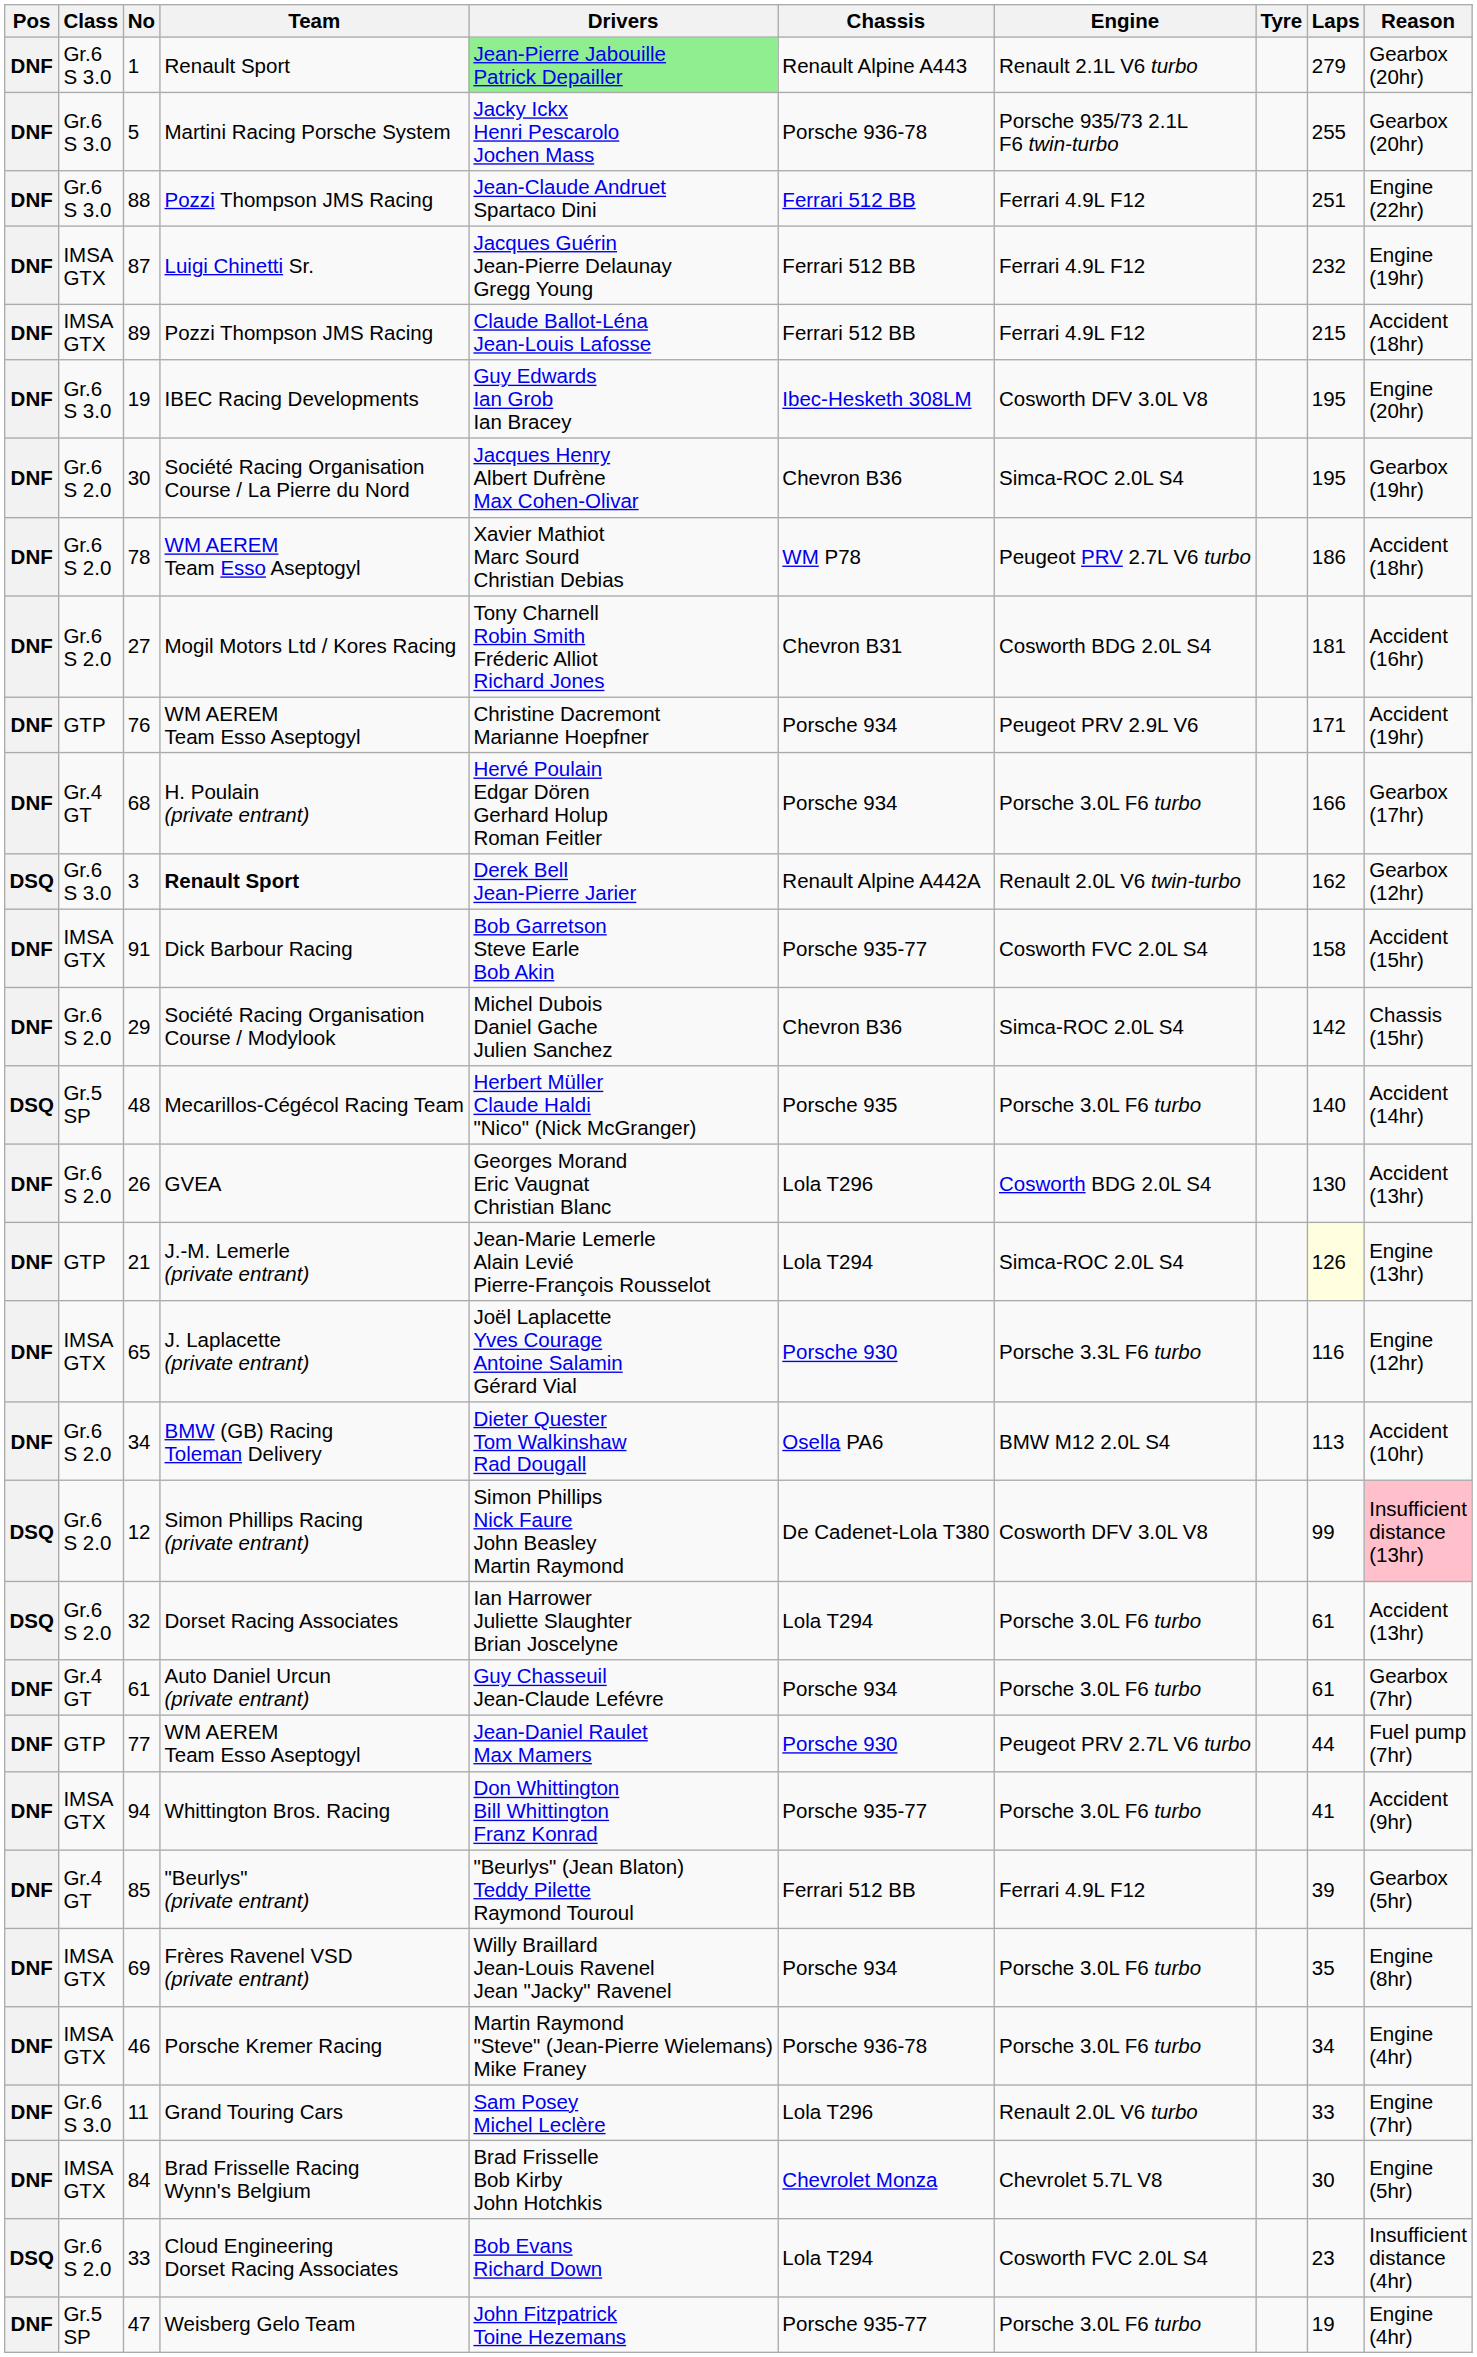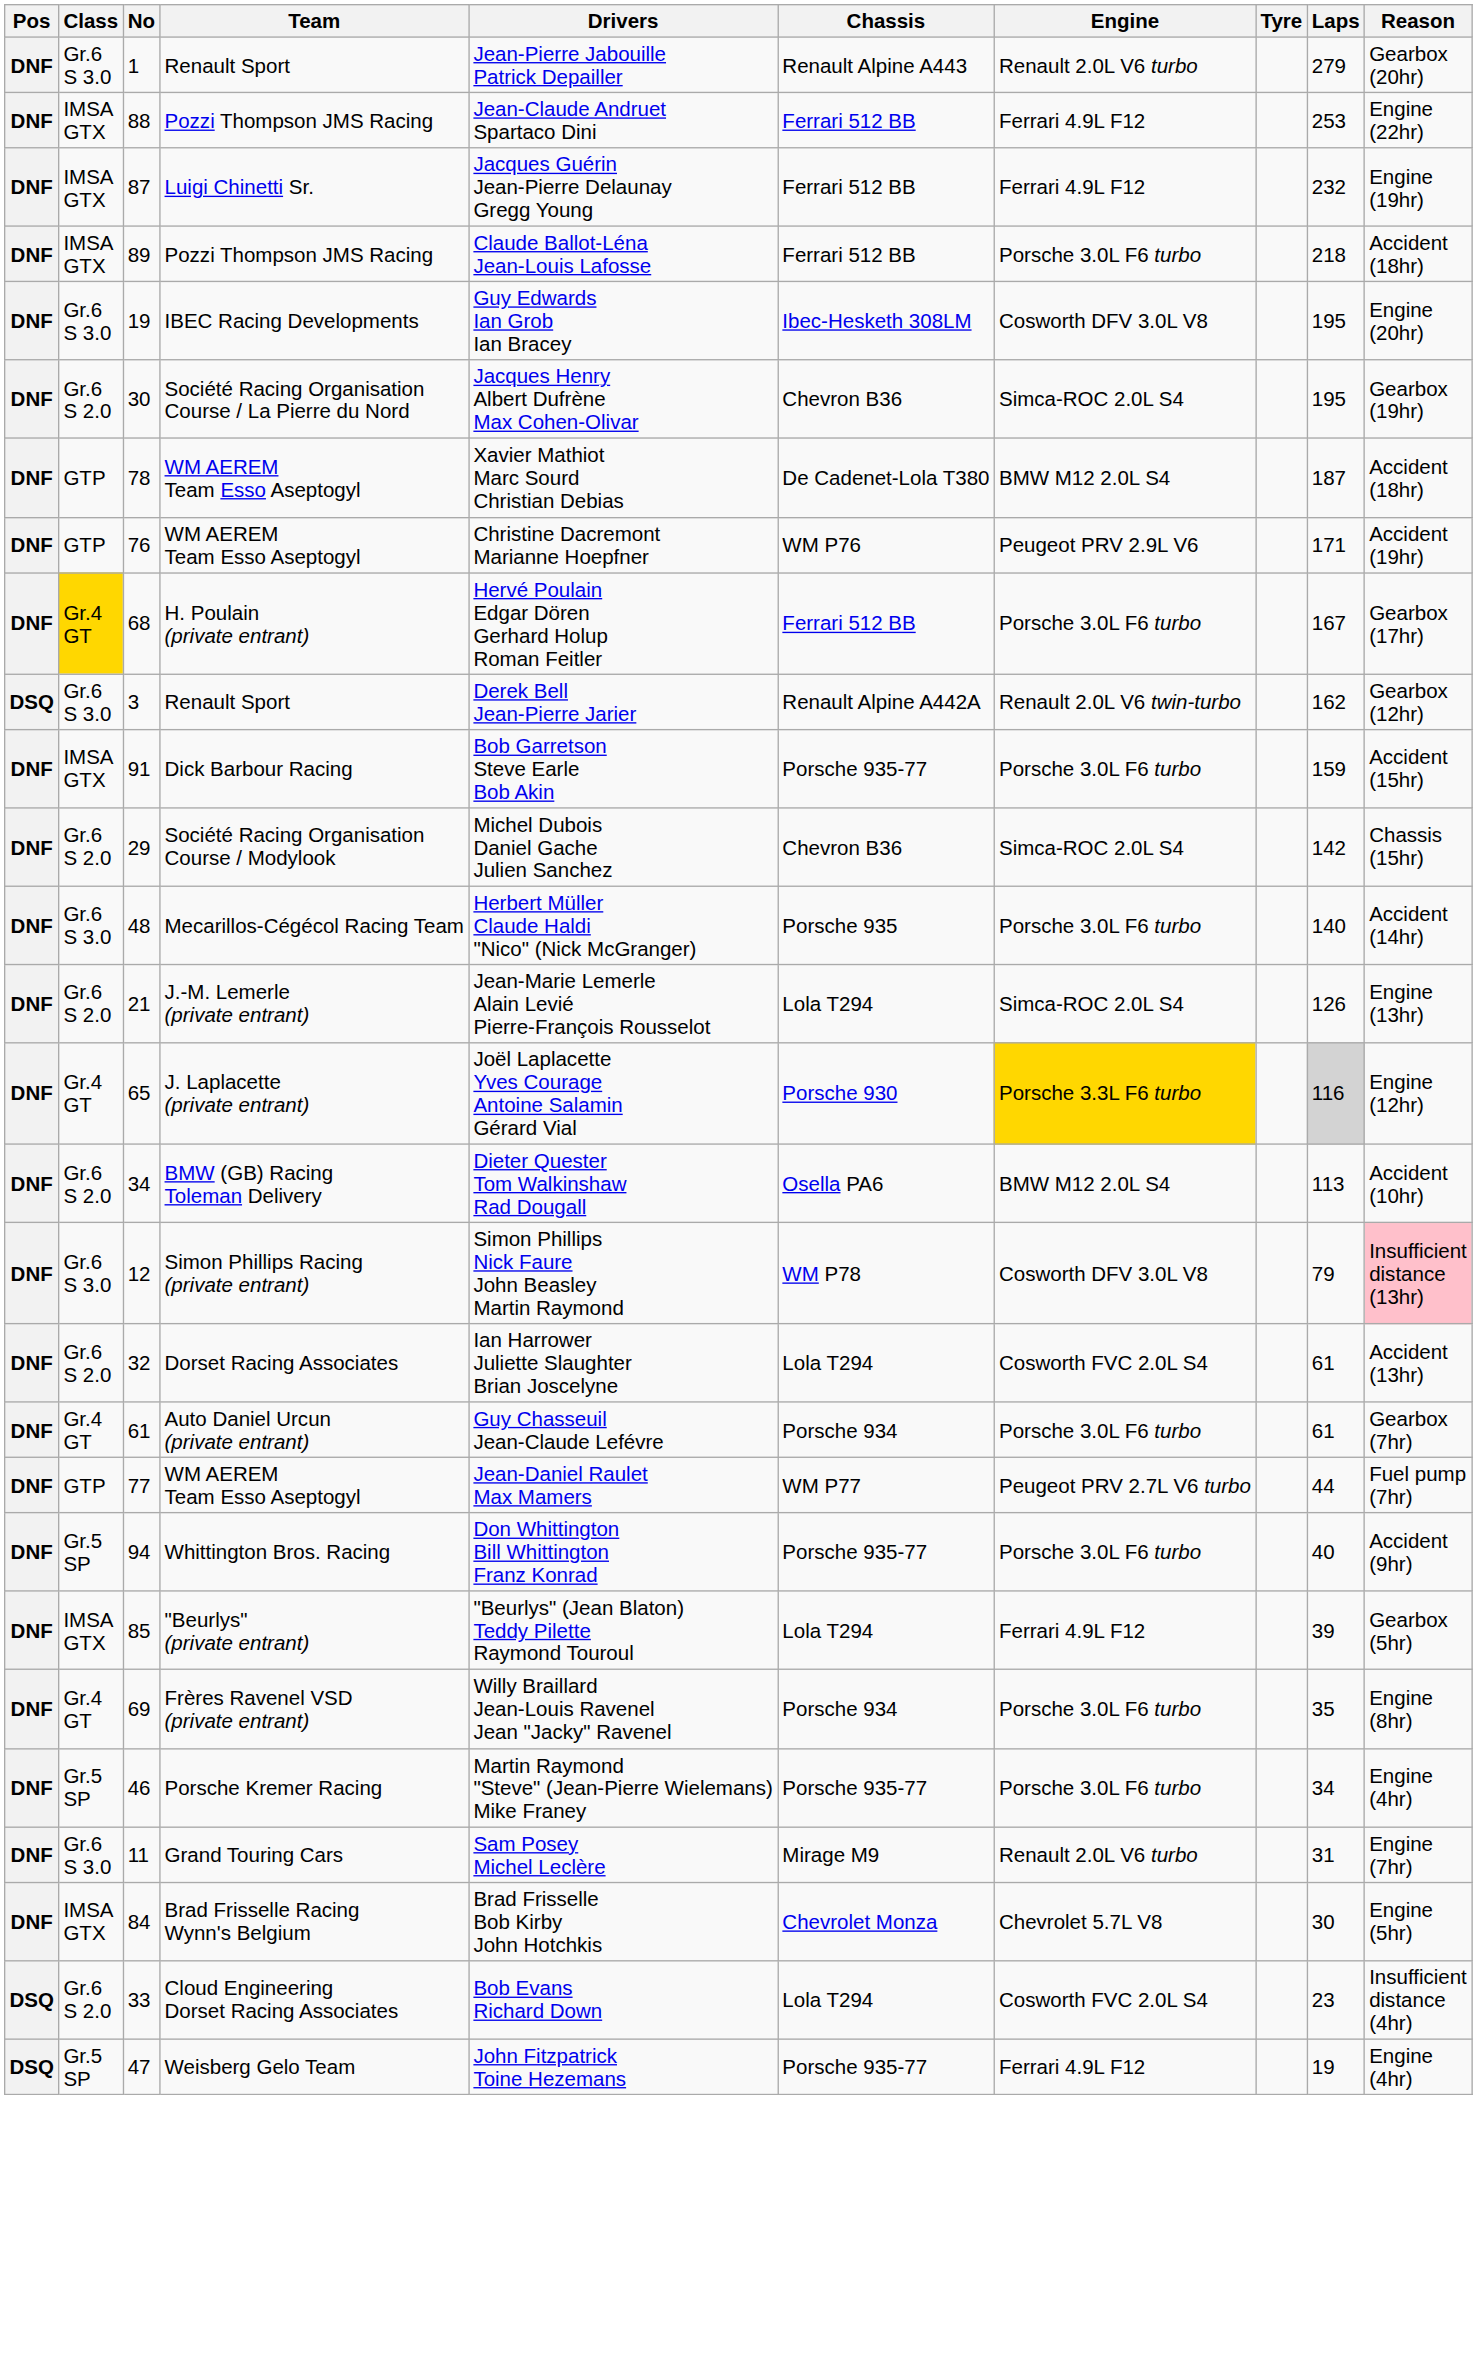(570, 65) lightgreen background -> (570, 65) no background
(1098, 65) Renault 2.1L V6 turbo -> (1098, 65) Renault 2.0L V6 turbo
- row: (133, 132)
(87, 199) Gr.6 S 3.0 -> (88, 120) IMSA GTX
(1329, 199) 251 -> (1329, 120) 253
(1072, 333) Ferrari 4.9L F12 -> (1100, 254) Porsche 3.0L F6 turbo
(1329, 333) 215 -> (1329, 254) 218
(87, 556) Gr.6 S 2.0 -> (85, 478) GTP
(822, 556) WM P78 -> (886, 478) De Cadenet-Lola T380
(1125, 556) Peugeot PRV 2.7L V6 turbo -> (1085, 478) BMW M12 2.0L S4
(1329, 556) 186 -> (1329, 478) 187
- row: (139, 646)
(840, 725) Porsche 934 -> (822, 545) WM P76
(83, 803) no background -> (83, 623) gold background
(840, 803) Porsche 934 -> (849, 623) Ferrari 512 BB
(1329, 803) 166 -> (1329, 623) 167
(232, 881) bold -> (227, 702) normal
(1103, 948) Cosworth FVC 2.0L S4 -> (1100, 769) Porsche 3.0L F6 turbo
(1329, 948) 158 -> (1329, 769) 159
(32, 1105) DSQ -> (32, 925) DNF
(83, 1105) Gr.5 SP -> (87, 925) Gr.6 S 3.0
- row: (139, 1183)
(85, 1262) GTP -> (87, 1004) Gr.6 S 2.0
(1329, 1262) lightyellow background -> (1329, 1004) no background
(88, 1352) IMSA GTX -> (83, 1094) Gr.4 GT
(1100, 1352) no background -> (1100, 1094) gold background
(1328, 1352) no background -> (1328, 1094) lightgrey background
(32, 1531) DSQ -> (32, 1273) DNF
(87, 1531) Gr.6 S 2.0 -> (87, 1273) Gr.6 S 3.0
(886, 1531) De Cadenet-Lola T380 -> (822, 1273) WM P78
(1323, 1531) 99 -> (1323, 1273) 79
(32, 1621) DSQ -> (32, 1363) DNF
(1100, 1621) Porsche 3.0L F6 turbo -> (1103, 1363) Cosworth FVC 2.0L S4
(840, 1744) Porsche 930 -> (822, 1486) WM P77
(88, 1811) IMSA GTX -> (83, 1552) Gr.5 SP
(1323, 1811) 41 -> (1323, 1552) 40
(83, 1889) Gr.4 GT -> (88, 1631) IMSA GTX
(849, 1889) Ferrari 512 BB -> (828, 1631) Lola T294
(88, 1967) IMSA GTX -> (83, 1709) Gr.4 GT
(88, 2046) IMSA GTX -> (83, 1788) Gr.5 SP
(855, 2046) Porsche 936-78 -> (855, 1788) Porsche 935-77
(828, 2113) Lola T296 -> (831, 1854) Mirage M9
(1323, 2113) 33 -> (1323, 1854) 31
(32, 2325) DNF -> (32, 2067) DSQ
(1100, 2325) Porsche 3.0L F6 turbo -> (1072, 2067) Ferrari 4.9L F12
